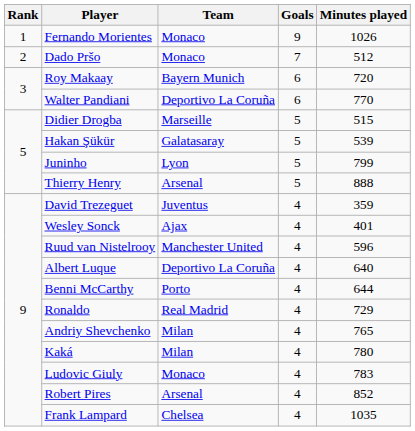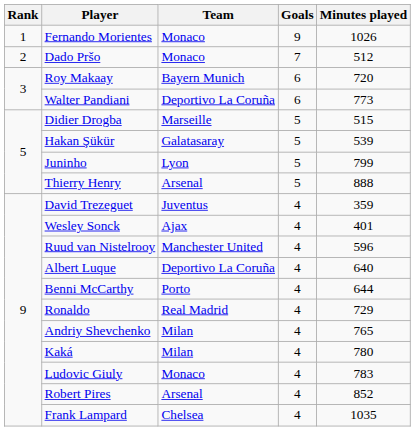(363, 99) 770 -> (363, 99) 773
